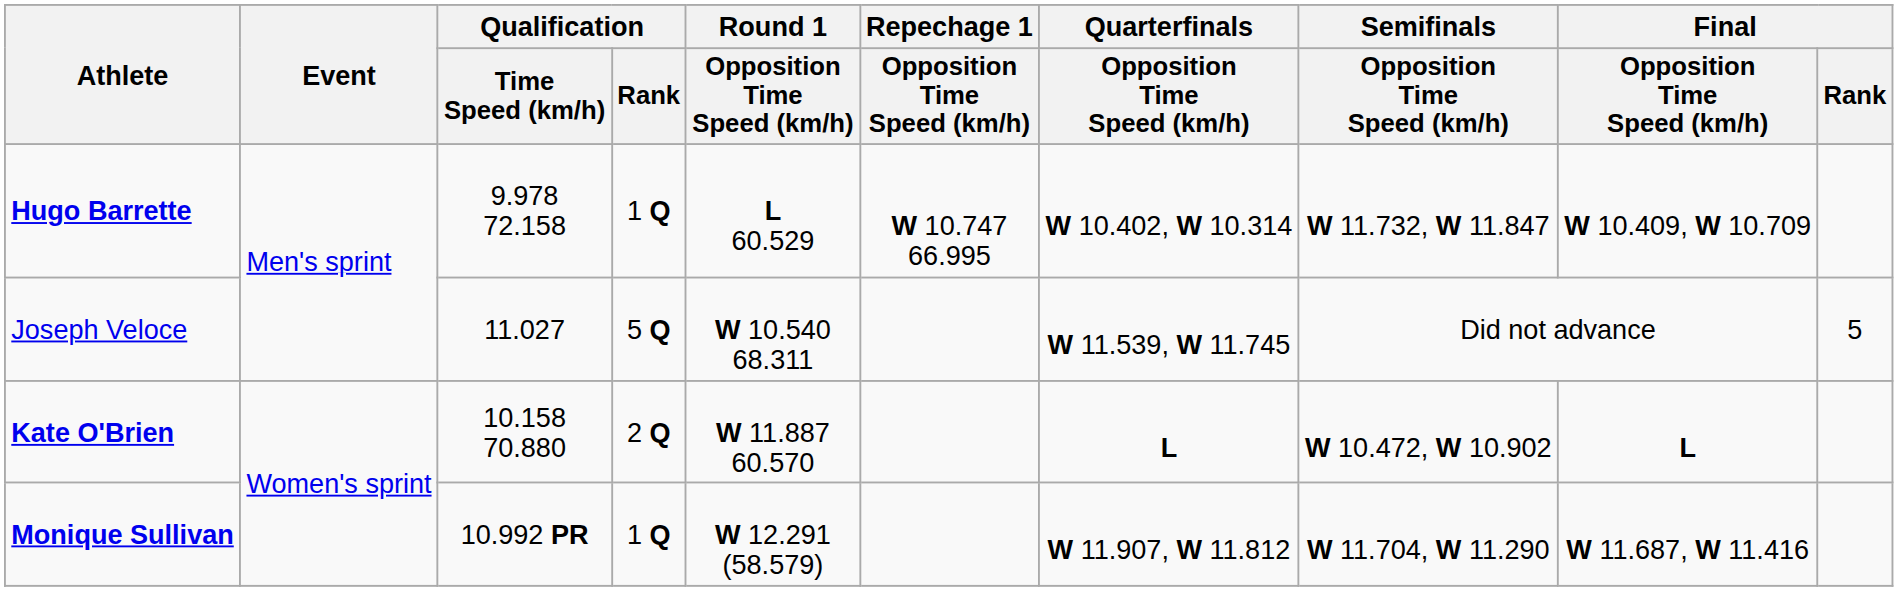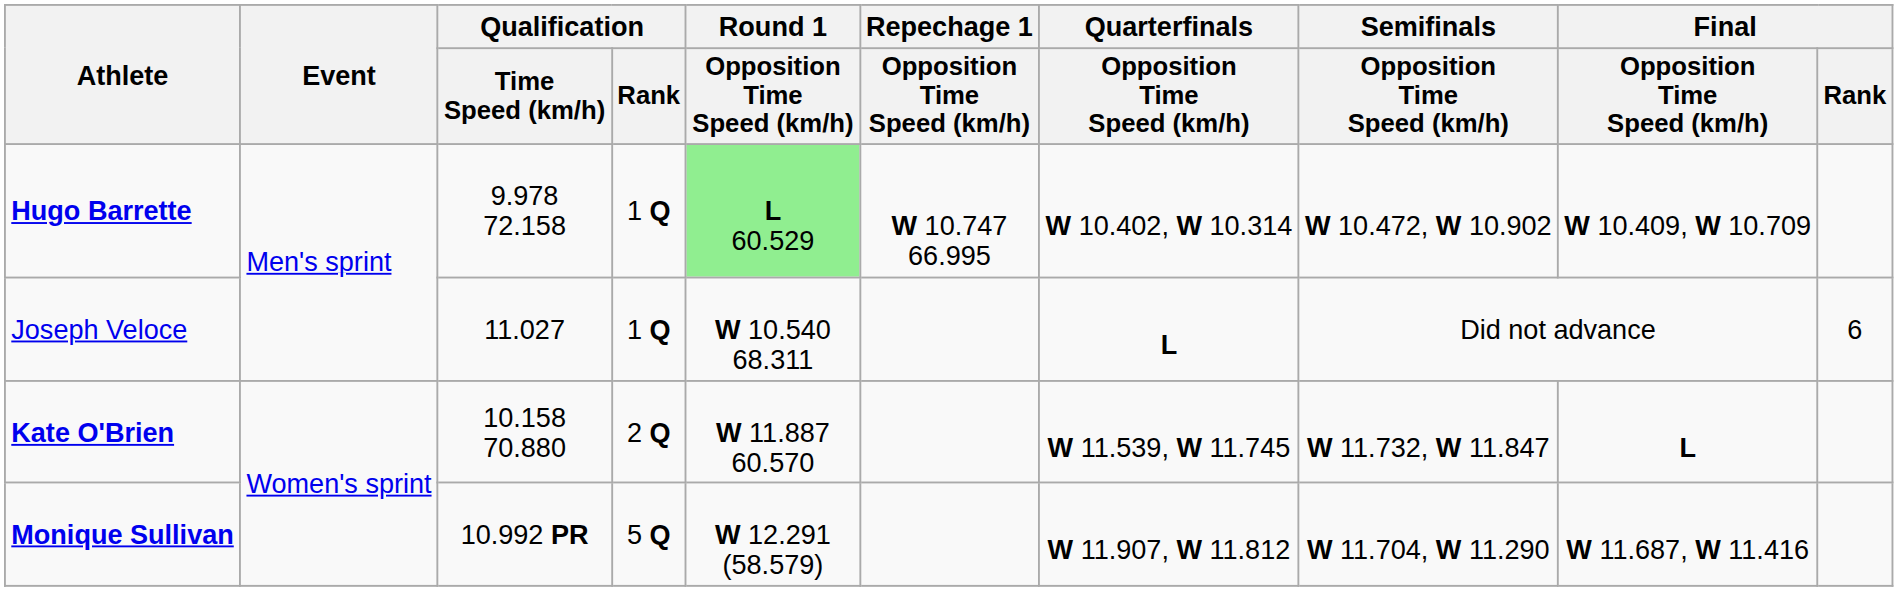(773, 226) no background -> (773, 226) lightgreen background
(1428, 226) W 11.732, W 11.847 -> (1428, 226) W 10.472, W 10.902
(649, 329) 5 Q -> (649, 329) 1 Q
(1169, 344) W 11.539, W 11.745 -> (1169, 344) L
(1855, 329) 5 -> (1855, 329) 6
(1169, 447) L -> (1169, 447) W 11.539, W 11.745
(1428, 447) W 10.472, W 10.902 -> (1428, 447) W 11.732, W 11.847
(649, 535) 1 Q -> (649, 535) 5 Q
